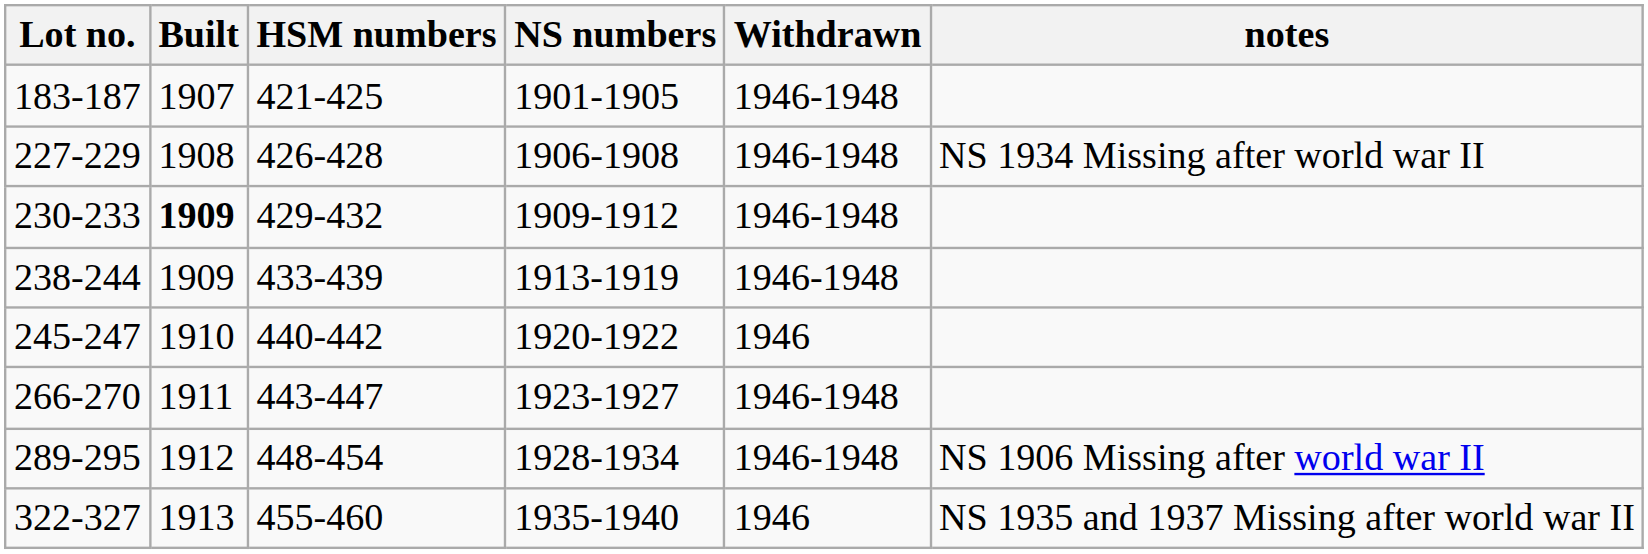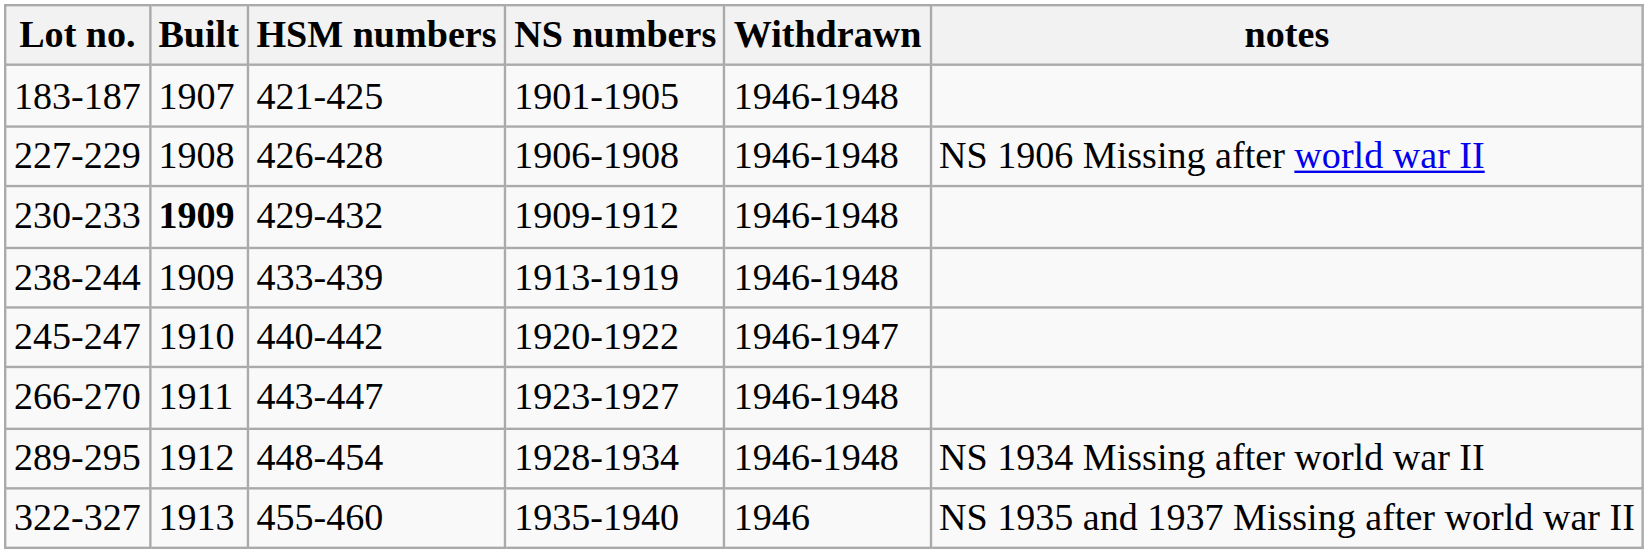(1212, 155) NS 1934 Missing after world war II -> (1212, 155) NS 1906 Missing after world war II
(772, 336) 1946 -> (816, 336) 1946-1947
(1212, 457) NS 1906 Missing after world war II -> (1212, 457) NS 1934 Missing after world war II
